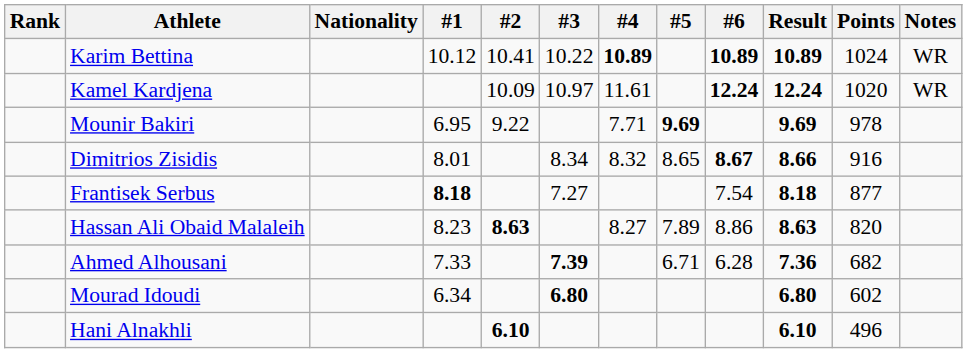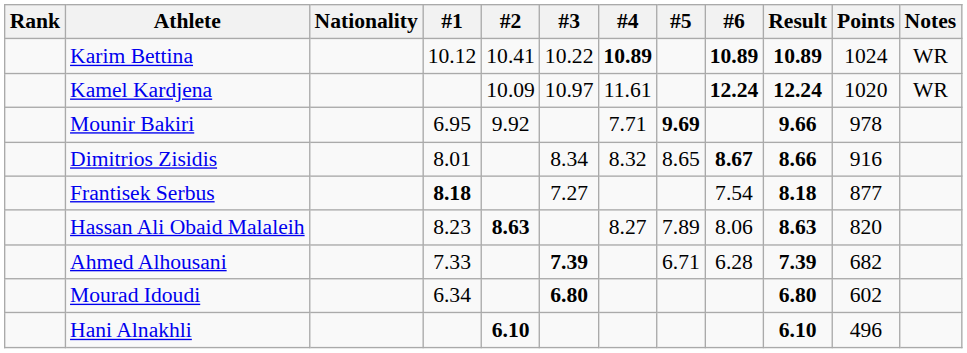(511, 124) 9.22 -> (511, 124) 9.92
(798, 124) 9.69 -> (798, 124) 9.66
(734, 227) 8.86 -> (734, 227) 8.06
(798, 261) 7.36 -> (798, 261) 7.39
